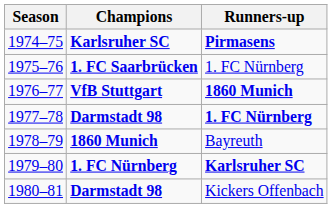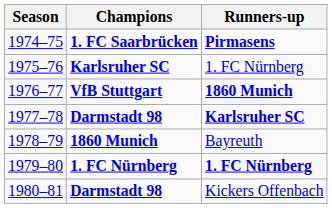(120, 41) Karlsruher SC -> (134, 41) 1. FC Saarbrücken
(134, 66) 1. FC Saarbrücken -> (120, 66) Karlsruher SC
(258, 116) 1. FC Nürnberg -> (255, 116) Karlsruher SC
(255, 166) Karlsruher SC -> (258, 166) 1. FC Nürnberg
